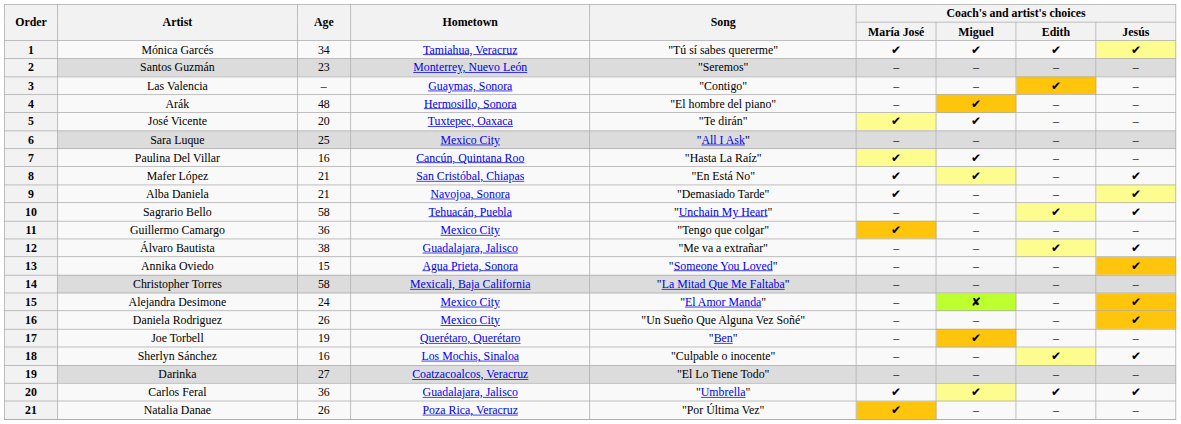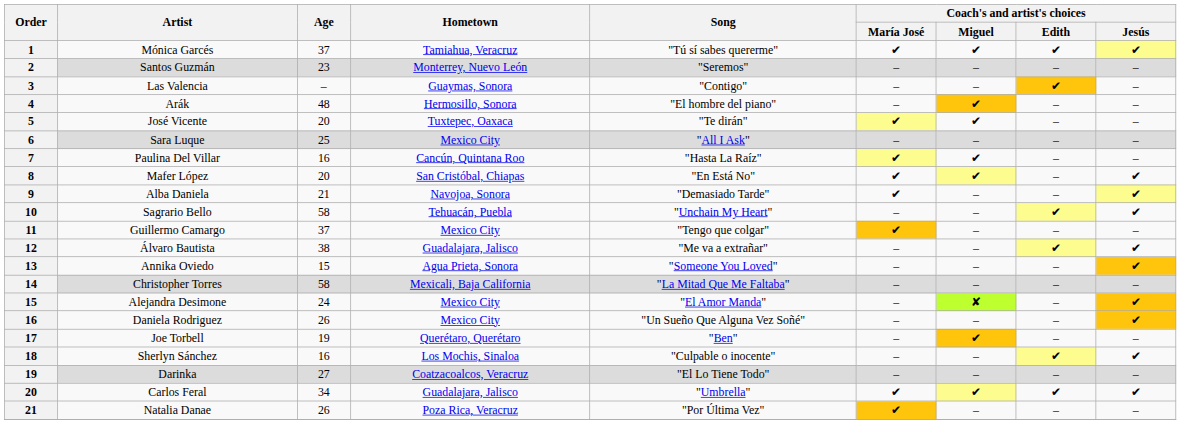(324, 49) 34 -> (324, 49) 37
(324, 176) 21 -> (324, 176) 20
(324, 230) 36 -> (324, 230) 37
(324, 392) 36 -> (324, 392) 34
